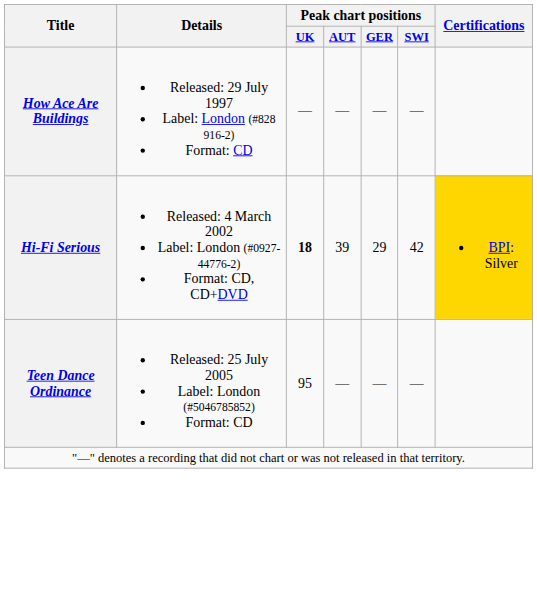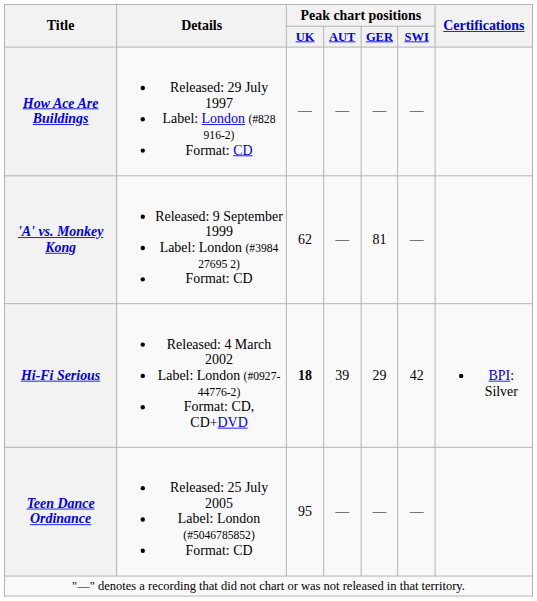+ row: (61, 239)
(484, 255) gold background -> (484, 383) no background
